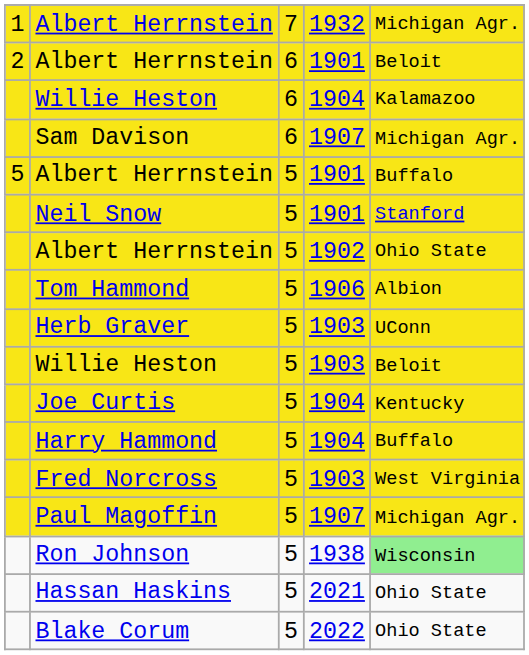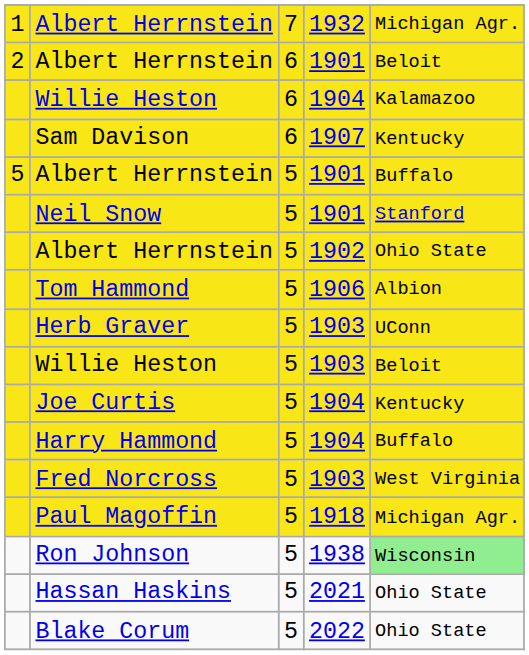(448, 138) Michigan Agr. -> (420, 138) Kentucky
(337, 517) 1907 -> (337, 517) 1918
